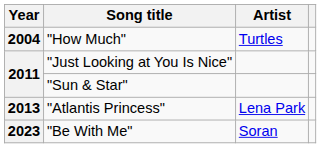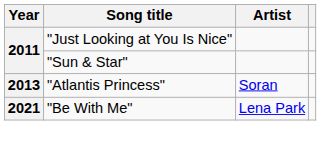- row: (86, 39)
(272, 108) Lena Park -> (258, 85) Soran
(24, 131) 2023 -> (24, 108) 2021
(258, 131) Soran -> (272, 108) Lena Park
